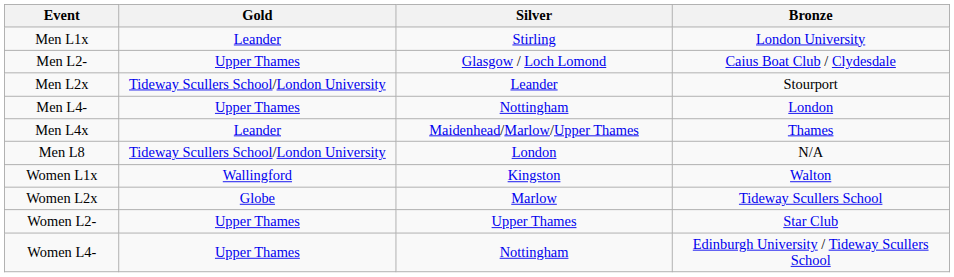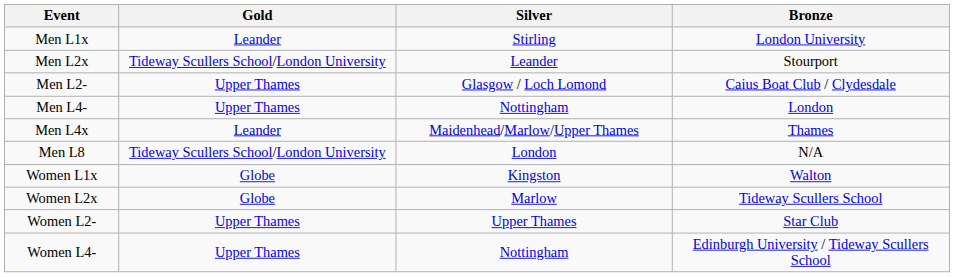rows swapped: (62, 84) <-> (62, 61)
(257, 175) Wallingford -> (257, 175) Globe
